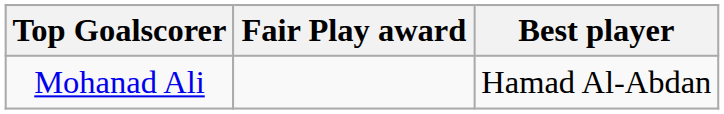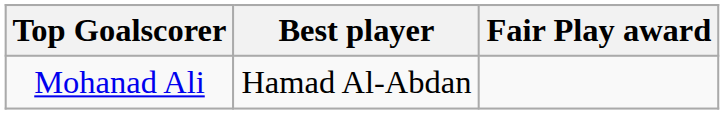columns swapped: (596, 30) <-> (354, 30)
